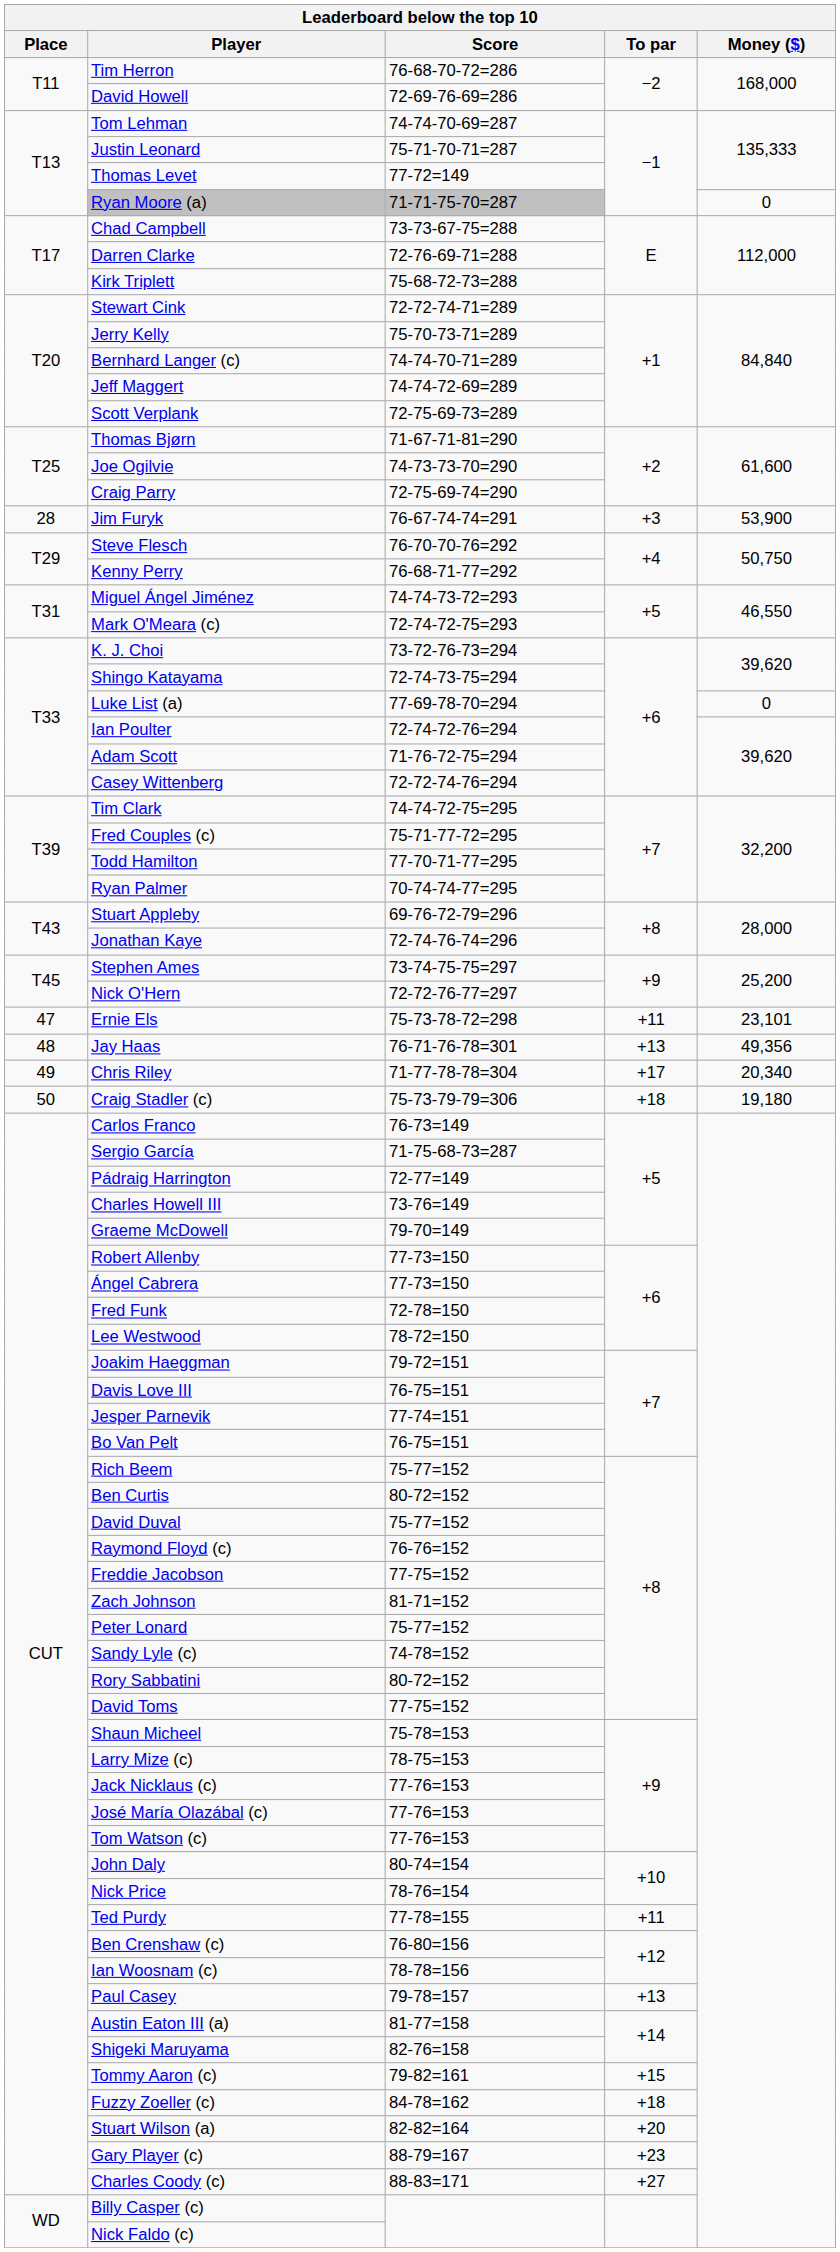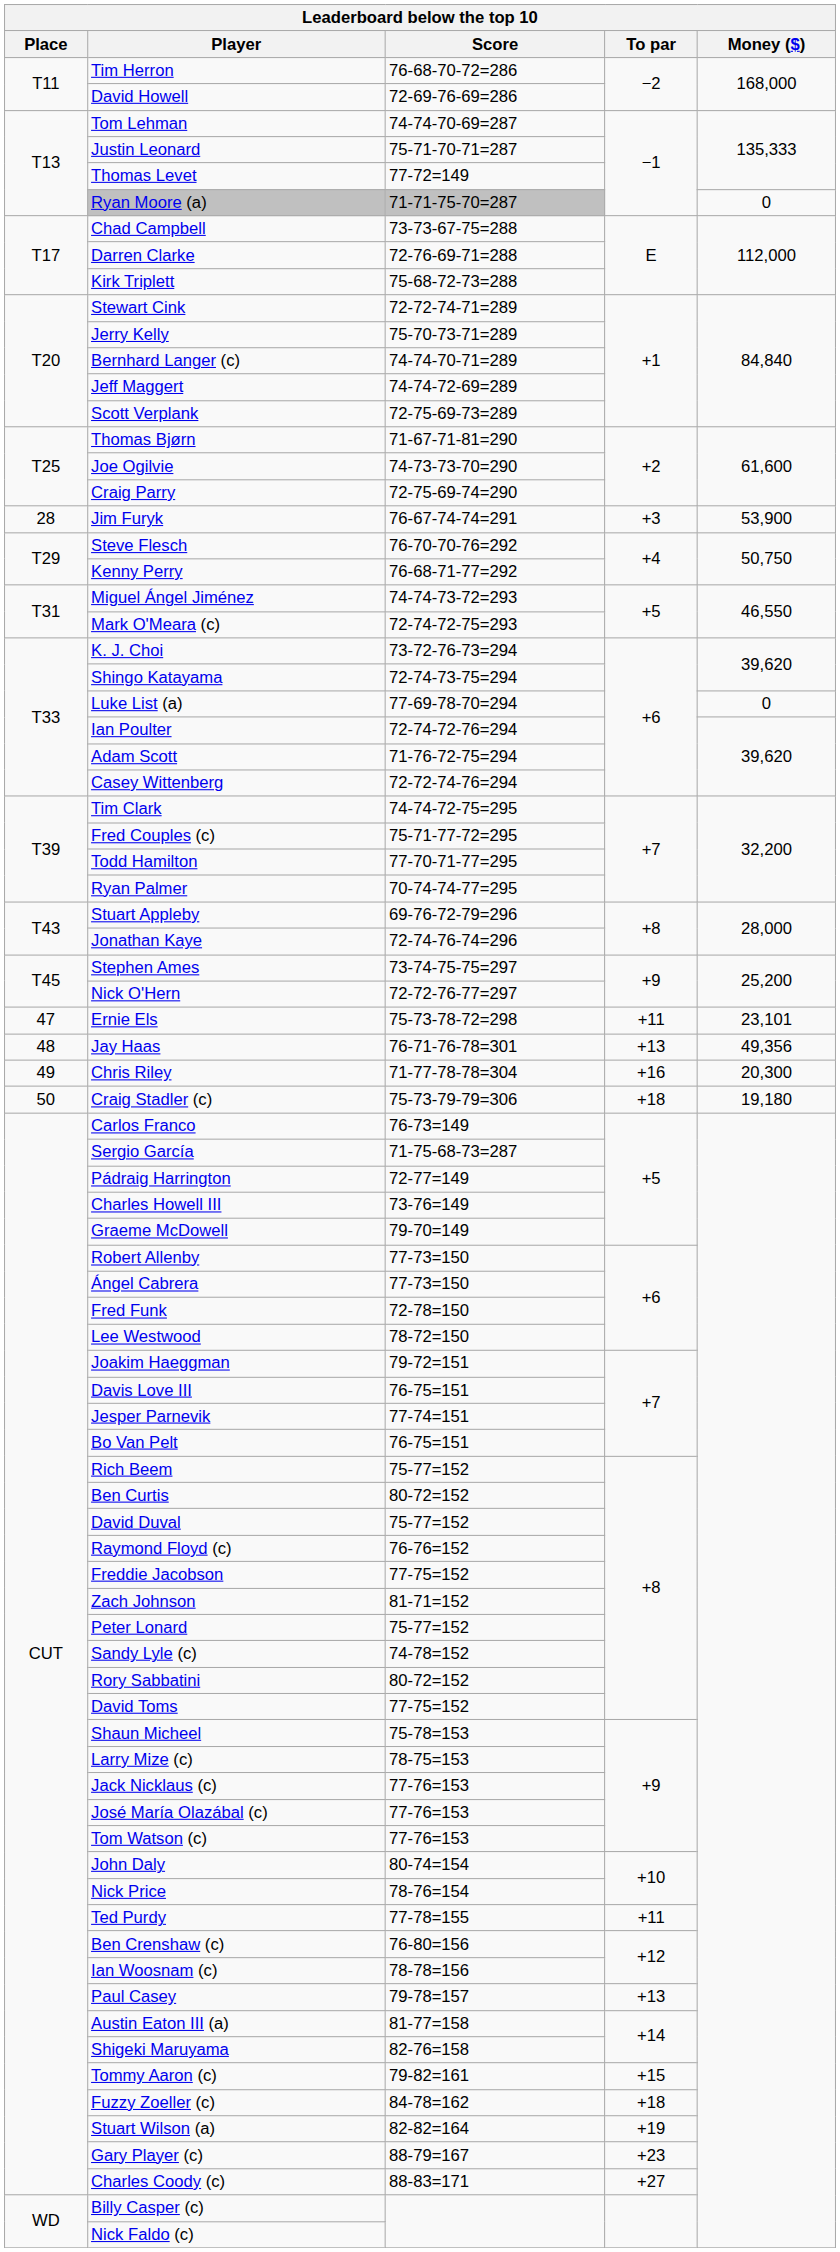(651, 1073) +17 -> (651, 1073) +16
(766, 1073) 20,340 -> (766, 1073) 20,300
(651, 2128) +20 -> (651, 2128) +19
